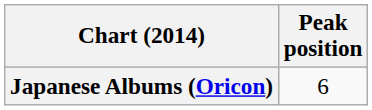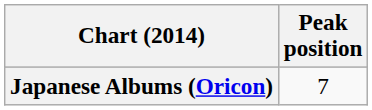(323, 85) 6 -> (323, 85) 7
